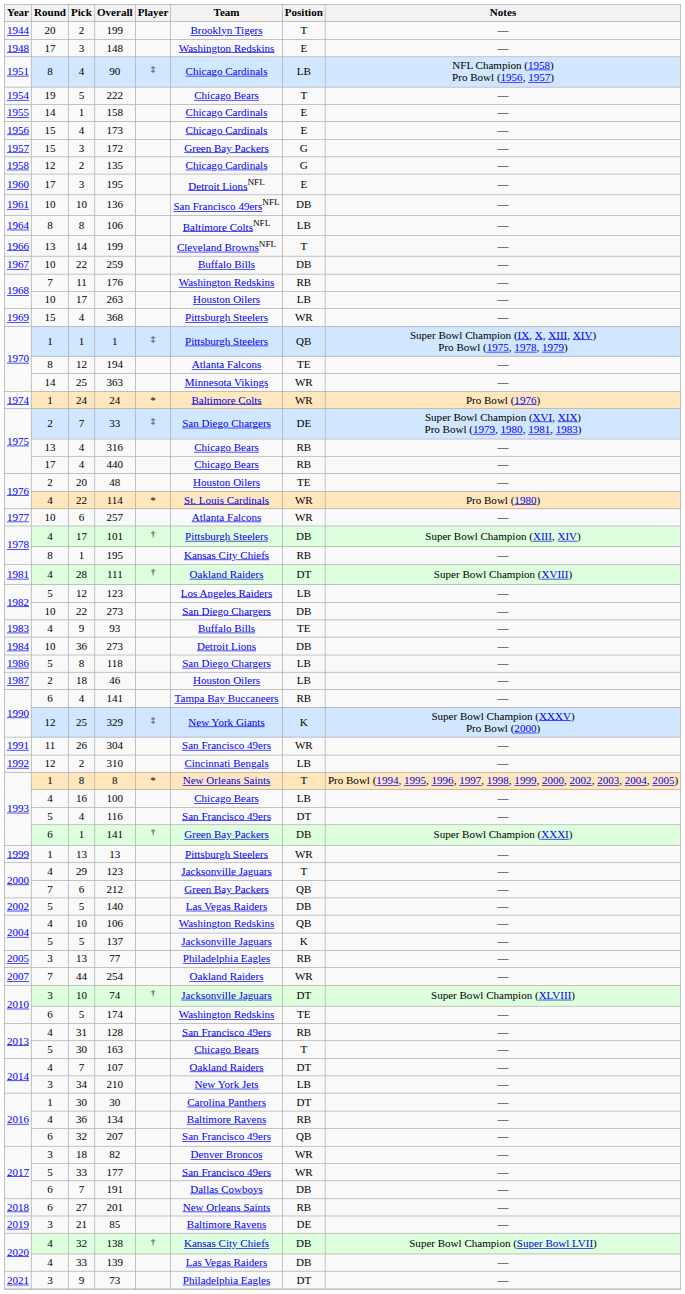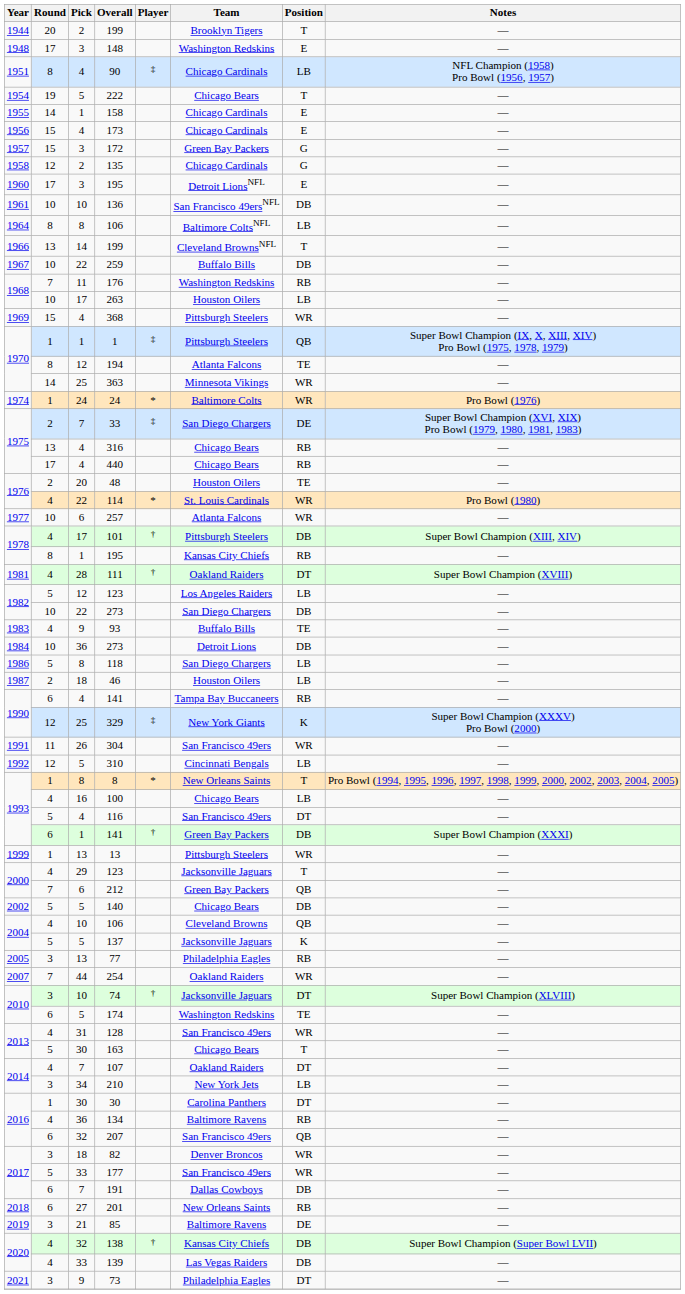(81, 763) 2 -> (81, 763) 5
(227, 906) Las Vegas Raiders -> (227, 906) Chicago Bears
(227, 924) Washington Redskins -> (227, 924) Cleveland Browns
(304, 1032) RB -> (304, 1032) WR
